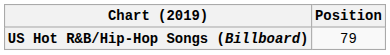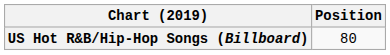(348, 39) 79 -> (348, 39) 80
